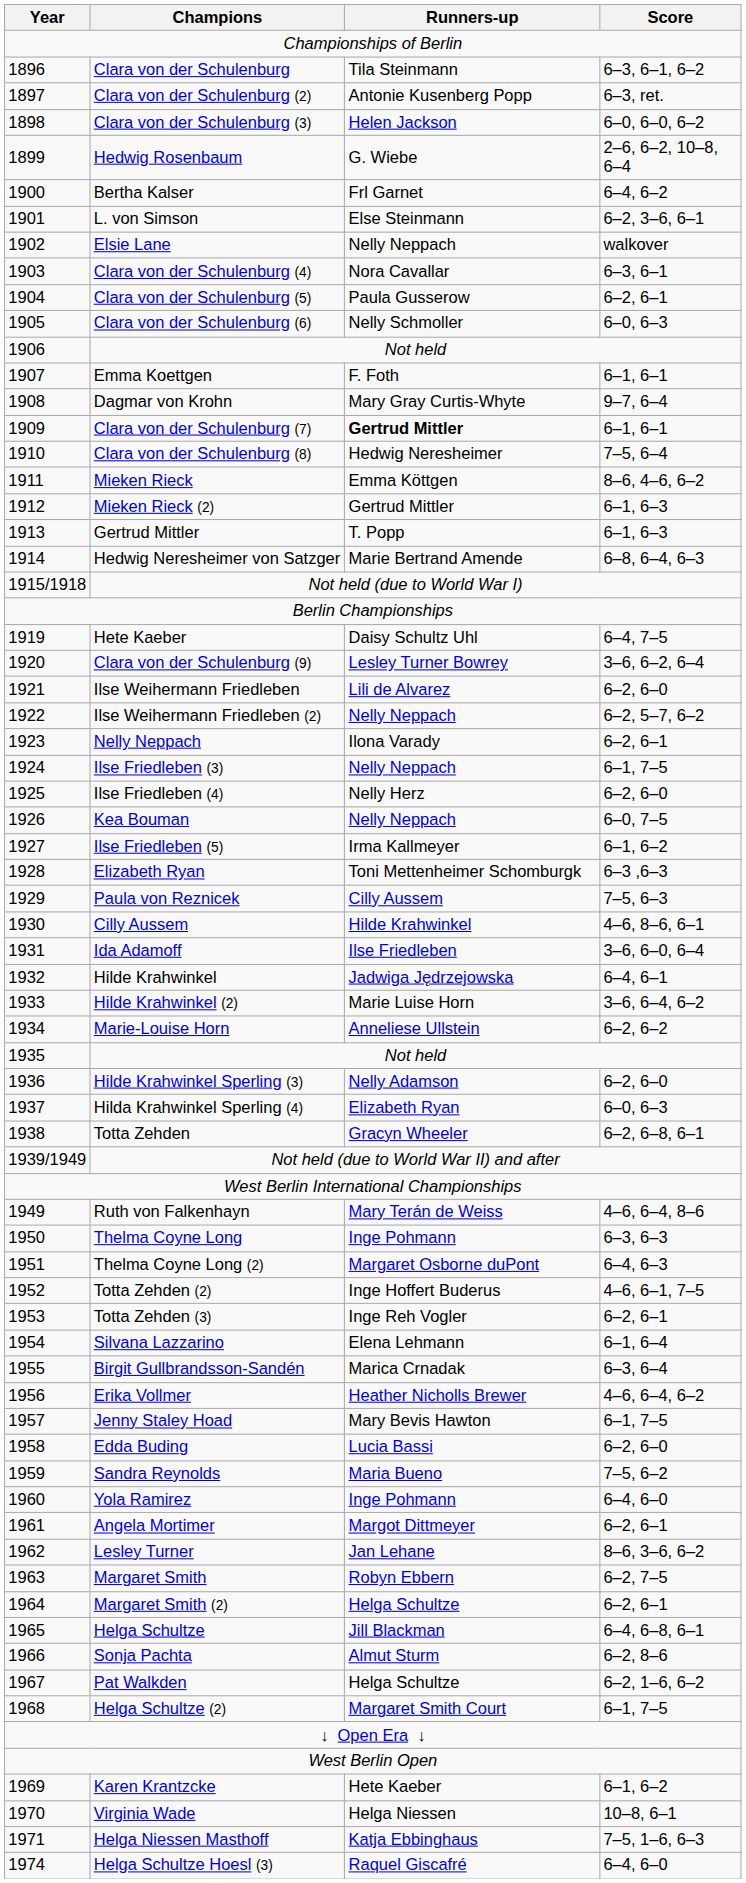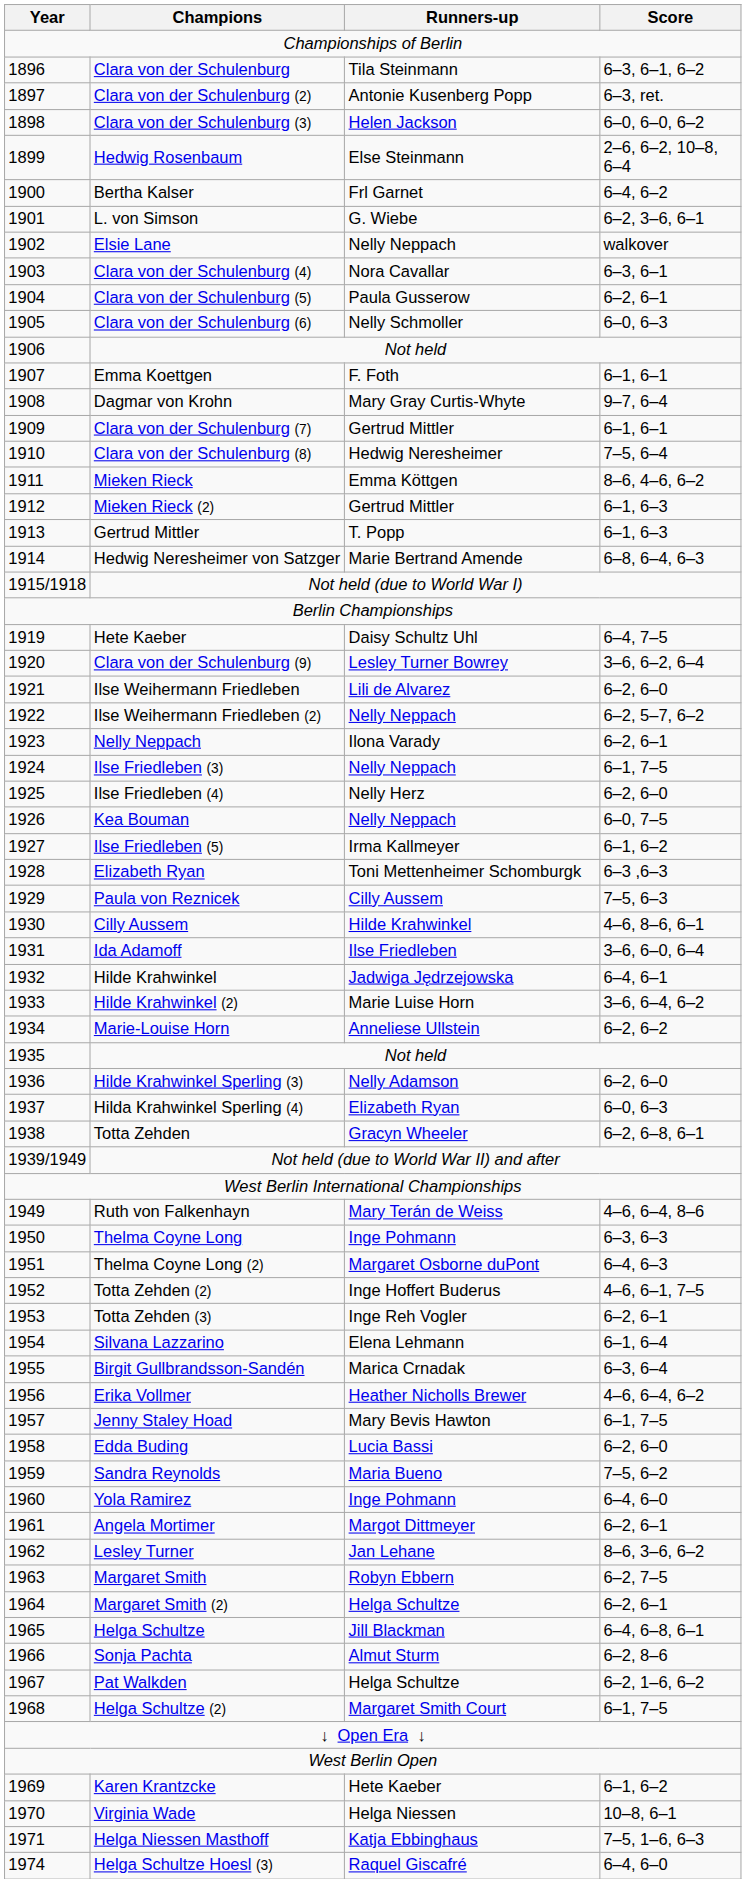(383, 157) G. Wiebe -> (406, 157) Else Steinmann
(406, 219) Else Steinmann -> (383, 219) G. Wiebe
(406, 428) bold -> (401, 428) normal
